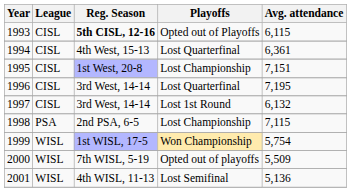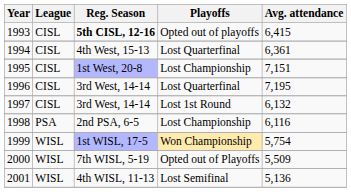(210, 31) Opted out of Playoffs -> (210, 31) Opted out of playoffs
(278, 31) 6,115 -> (278, 31) 6,415
(278, 123) 7,115 -> (278, 123) 6,116
(210, 159) Opted out of playoffs -> (210, 159) Opted out of Playoffs
